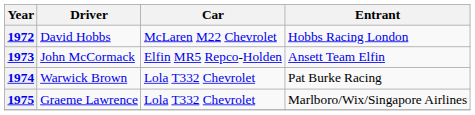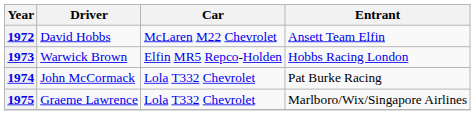(348, 36) Hobbs Racing London -> (337, 36) Ansett Team Elfin
(88, 57) John McCormack -> (84, 57) Warwick Brown
(337, 57) Ansett Team Elfin -> (348, 57) Hobbs Racing London
(84, 78) Warwick Brown -> (88, 78) John McCormack
